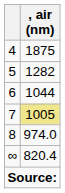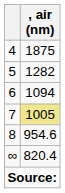(40, 93) 1044 -> (40, 93) 1094
(40, 135) 974.0 -> (40, 135) 954.6
